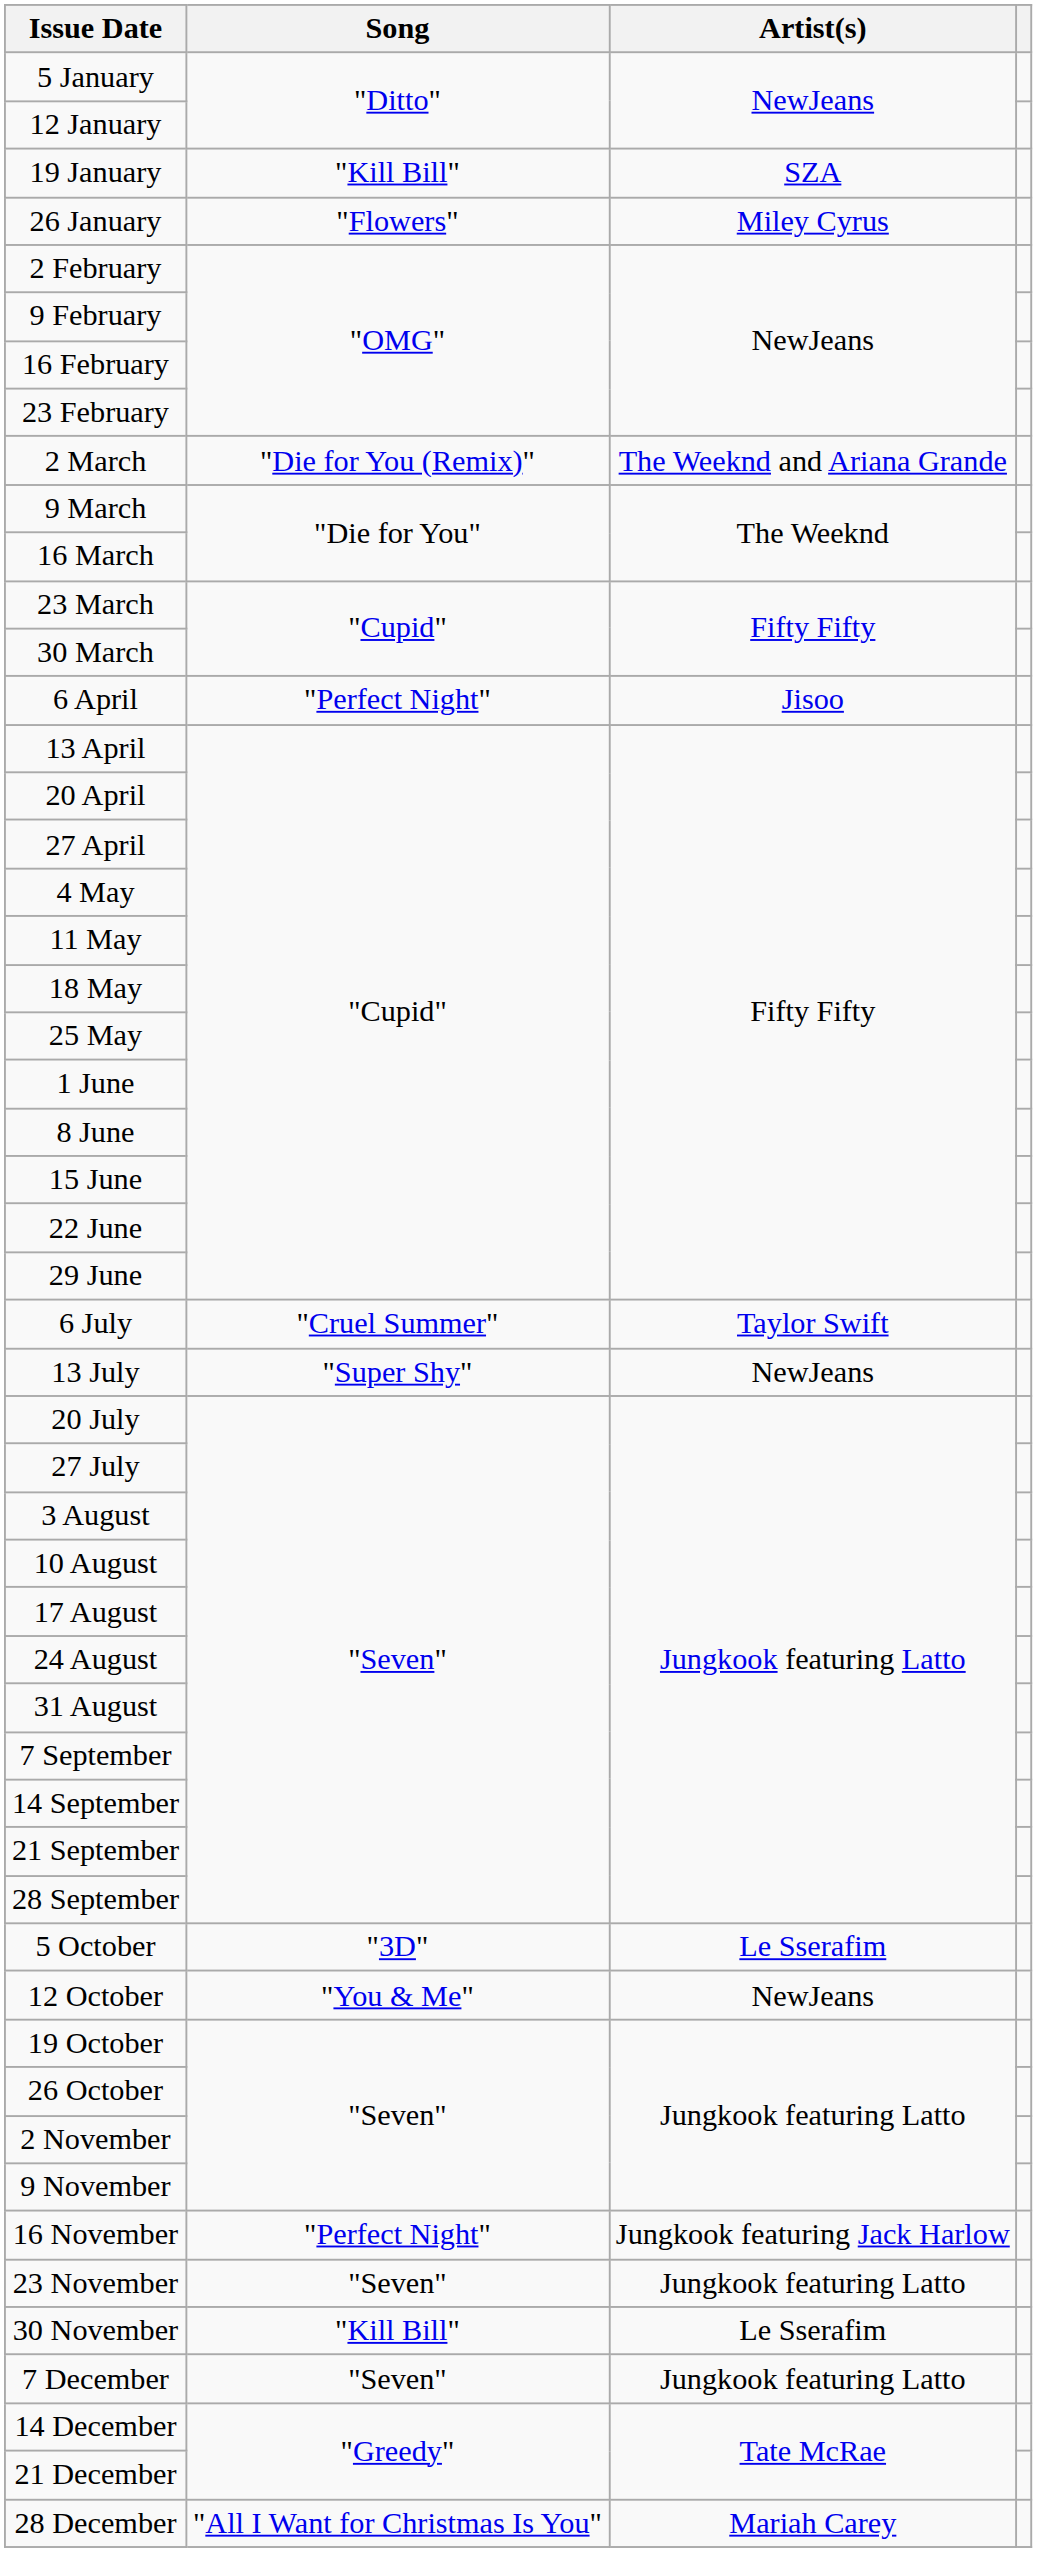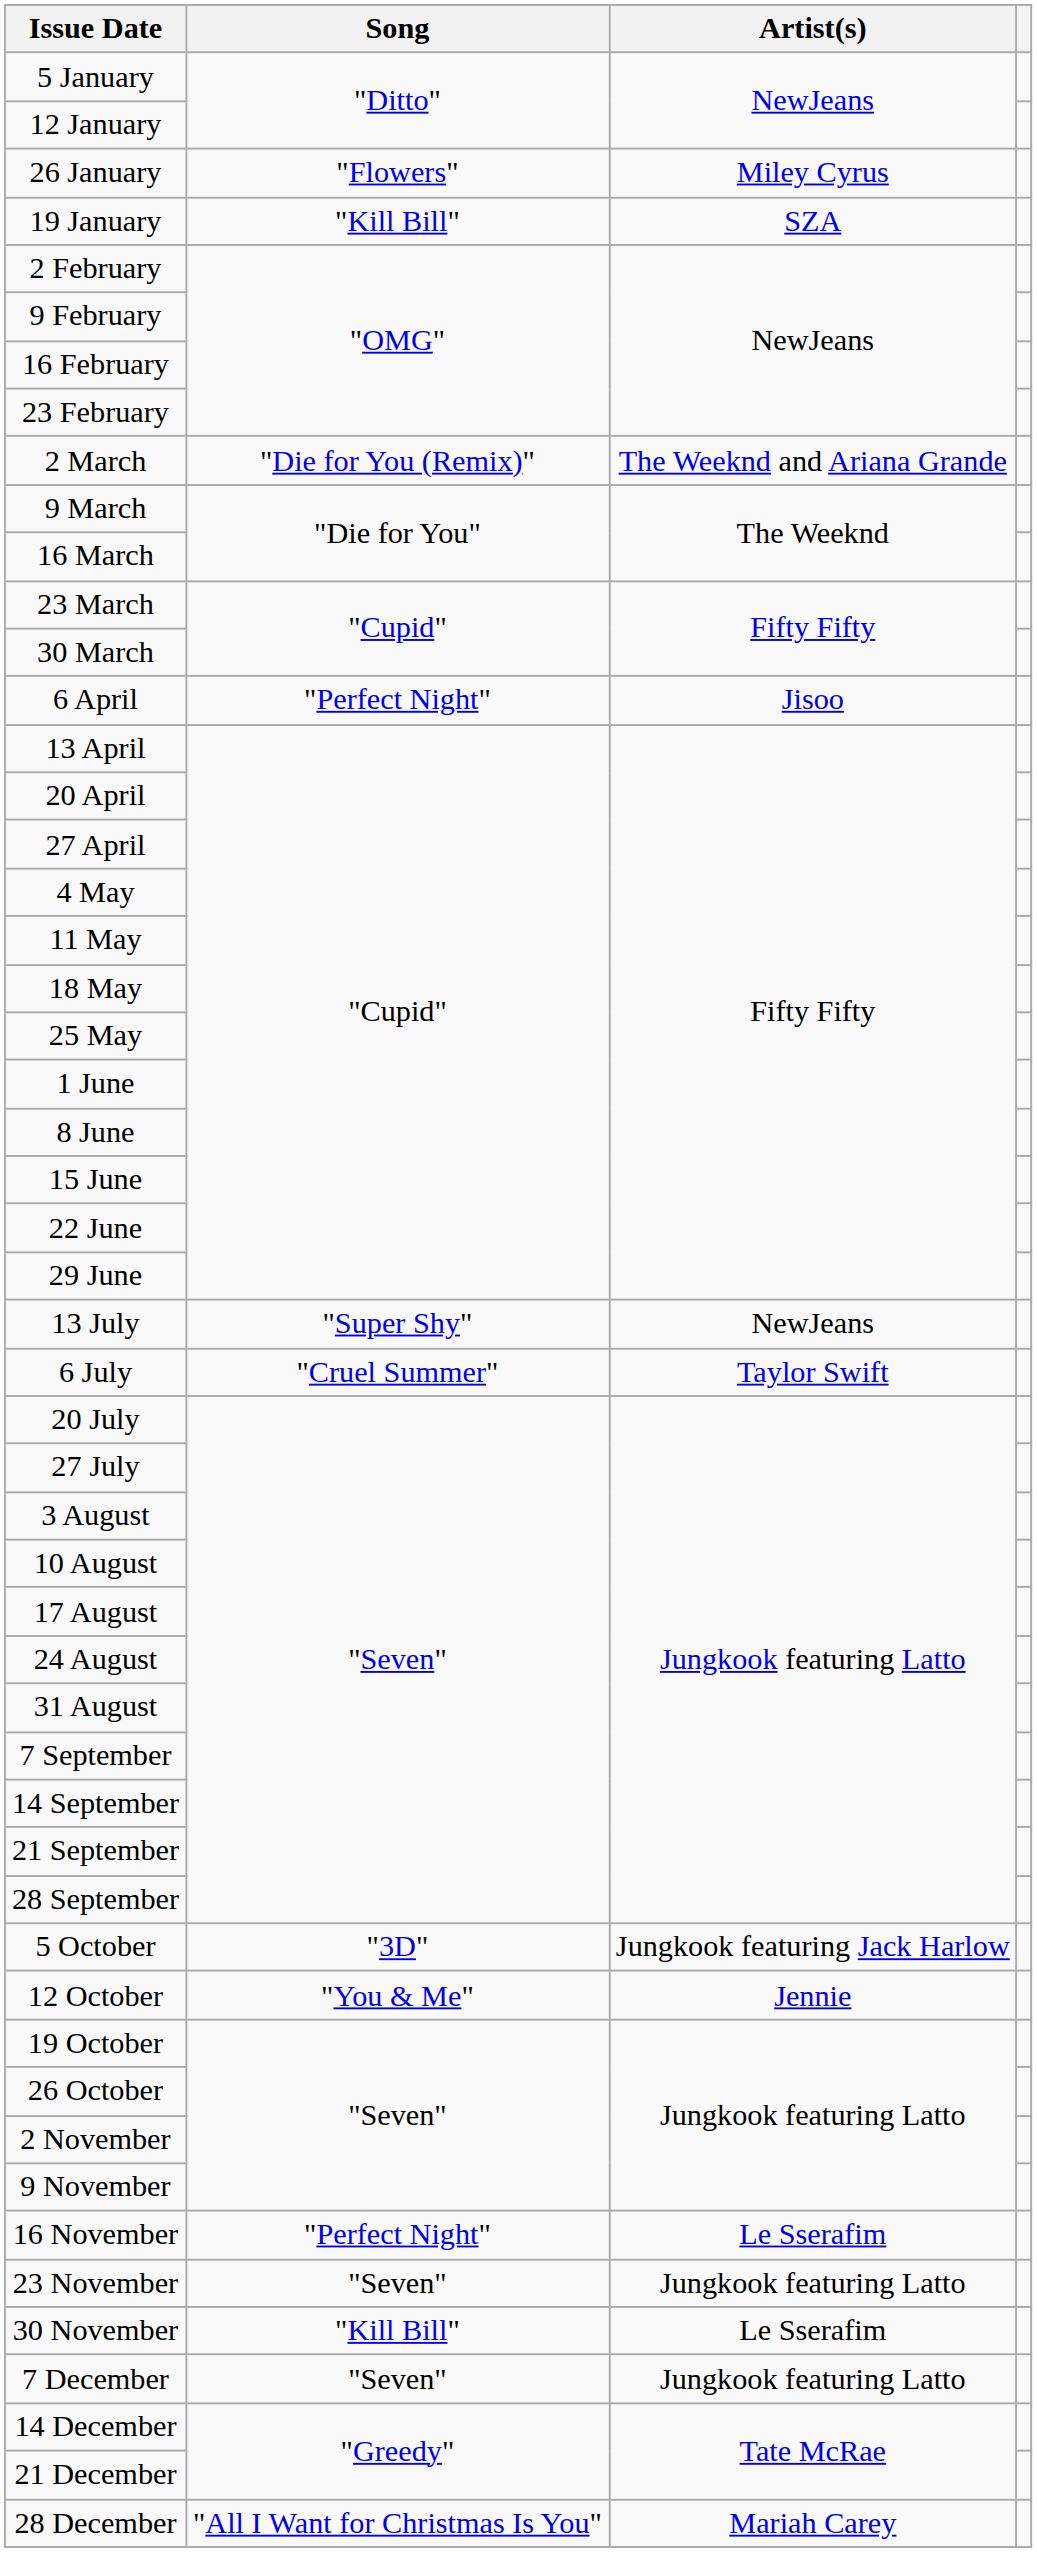rows swapped: (95, 172) <-> (95, 220)
rows swapped: (95, 1323) <-> (95, 1371)
(813, 1946) Le Sserafim -> (813, 1946) Jungkook featuring Jack Harlow
(813, 1994) NewJeans -> (813, 1994) Jennie
(813, 2234) Jungkook featuring Jack Harlow -> (813, 2234) Le Sserafim
